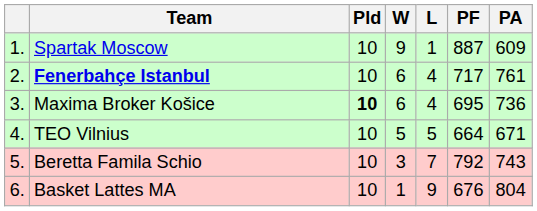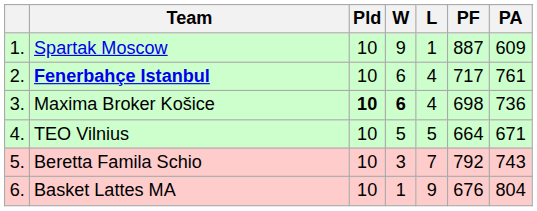(401, 104) normal -> (401, 104) bold
(468, 104) 695 -> (468, 104) 698
